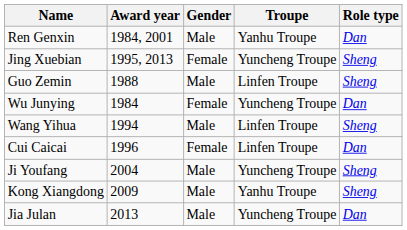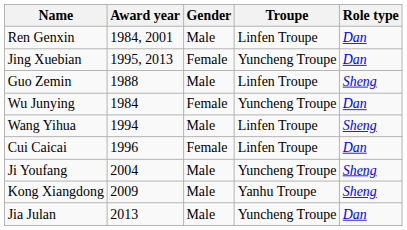(277, 37) Yanhu Troupe -> (278, 37) Linfen Troupe
(360, 59) Sheng -> (355, 59) Dan
